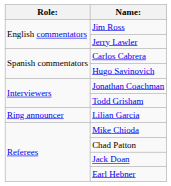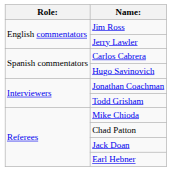- row: (116, 115)
